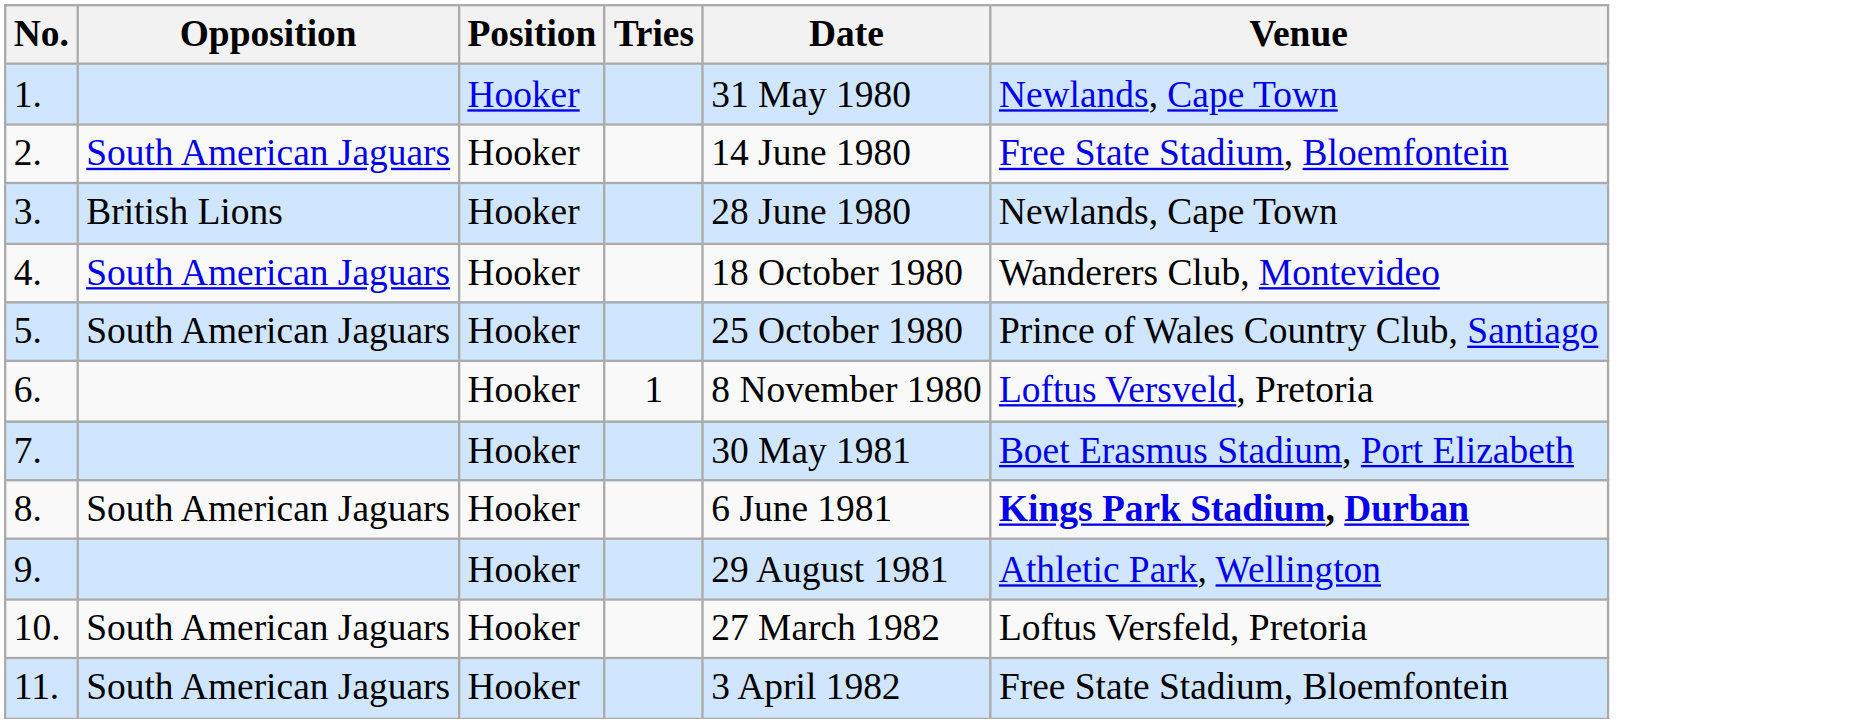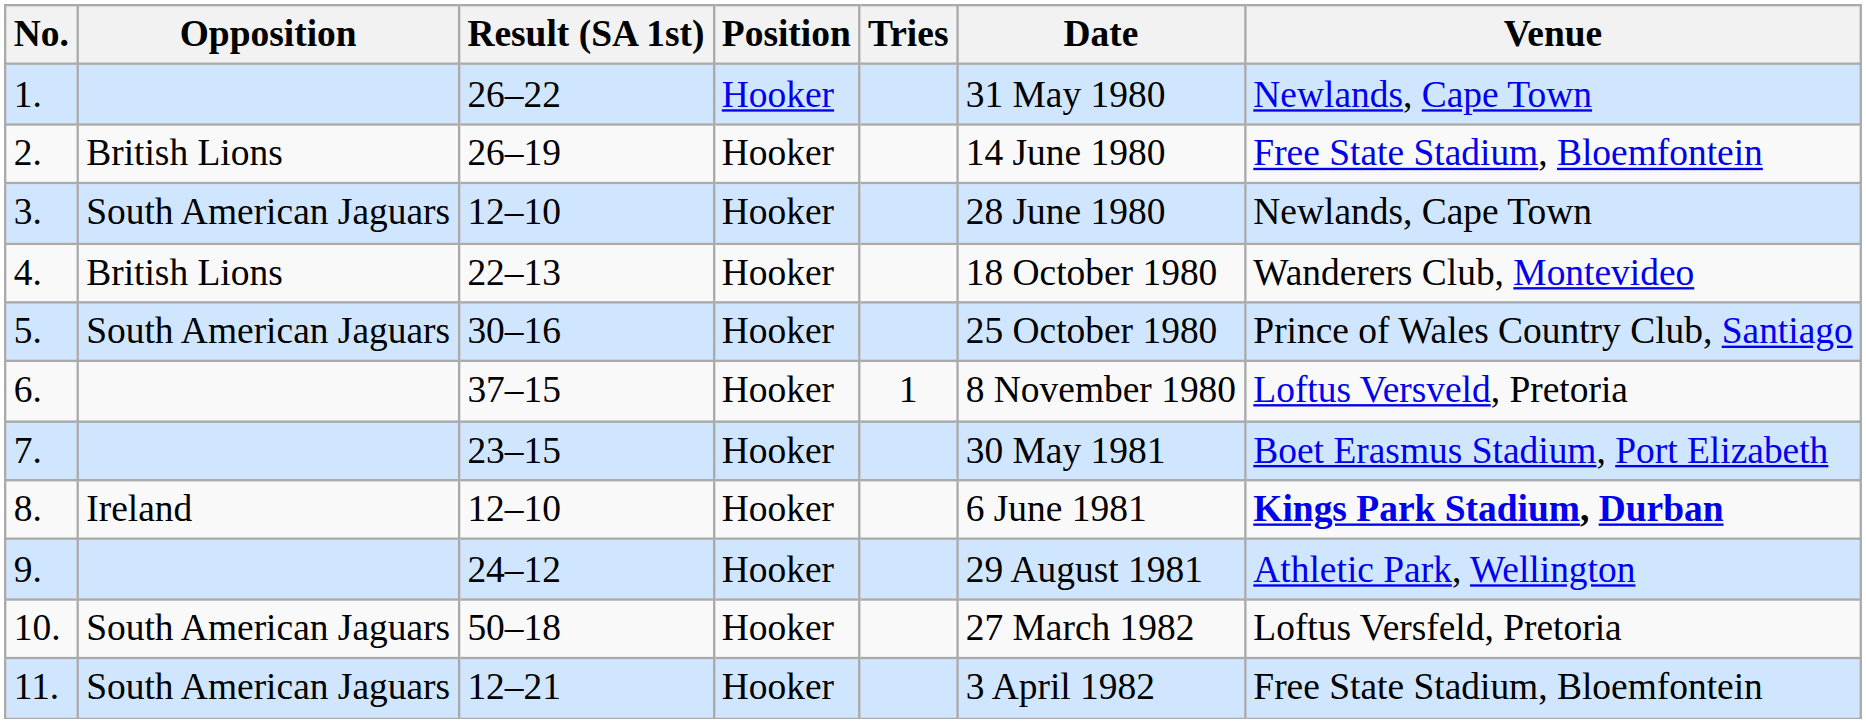+ column: (586, 34)
(268, 152) South American Jaguars -> (184, 152) British Lions
(184, 212) British Lions -> (268, 212) South American Jaguars
(268, 271) South American Jaguars -> (184, 271) British Lions
(268, 509) South American Jaguars -> (139, 509) Ireland
